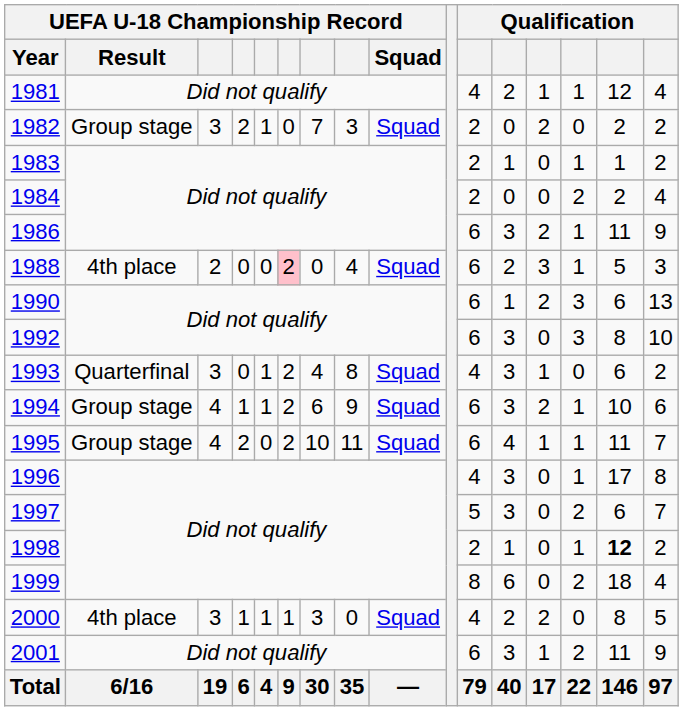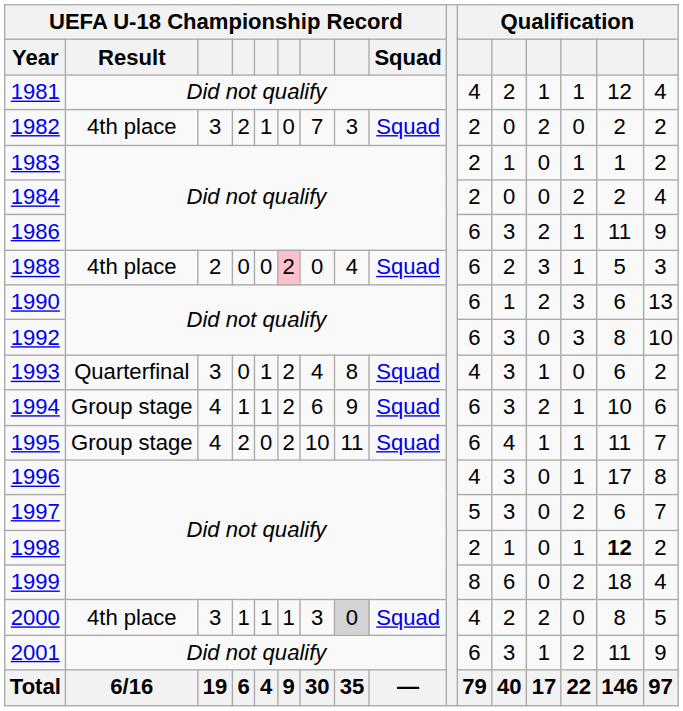(132, 127) Group stage -> (132, 127) 4th place
(352, 617) no background -> (352, 617) lightgrey background
